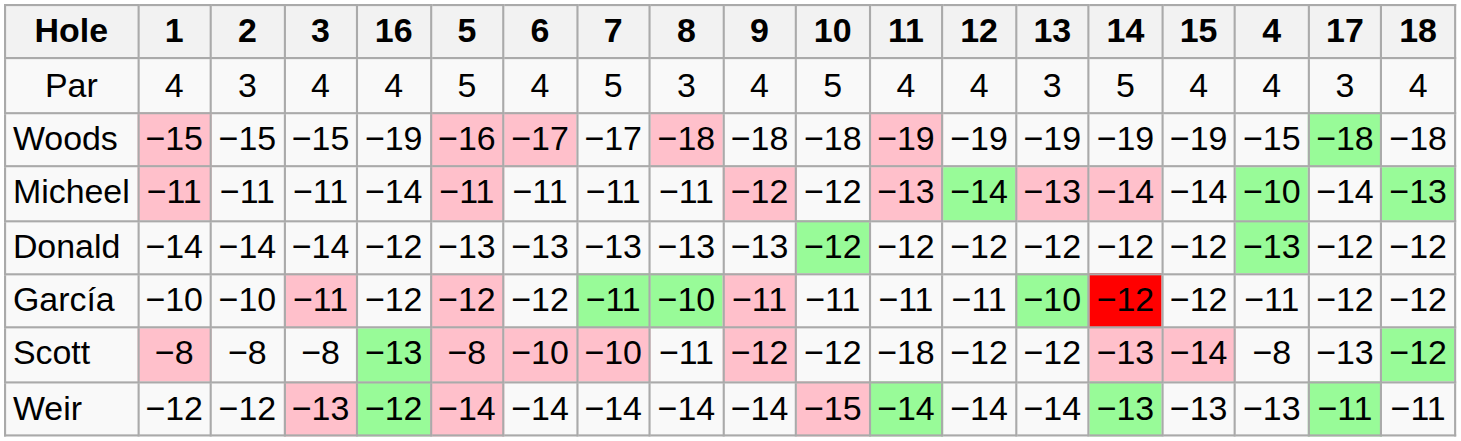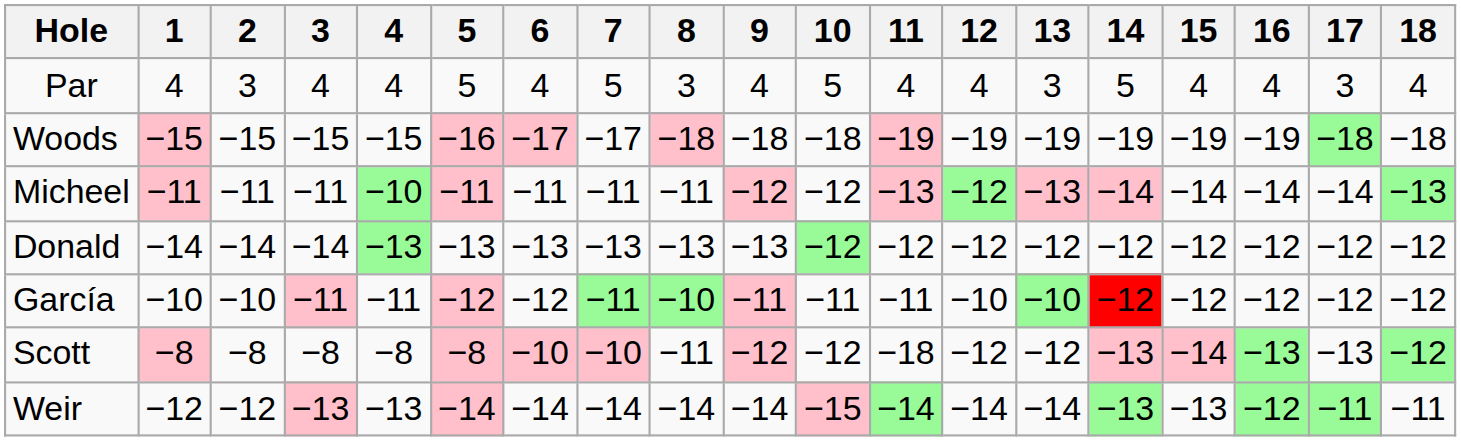columns swapped: (1272, 31) <-> (394, 31)
(979, 192) −14 -> (979, 192) −12
(979, 300) −11 -> (979, 300) −10
